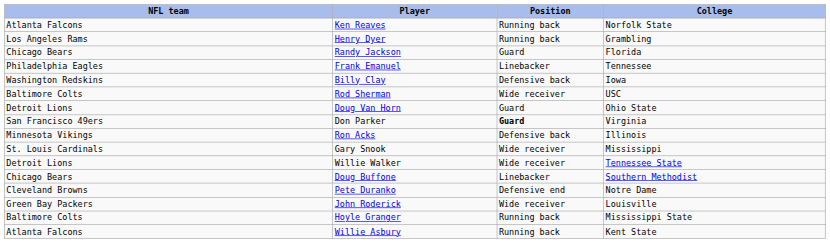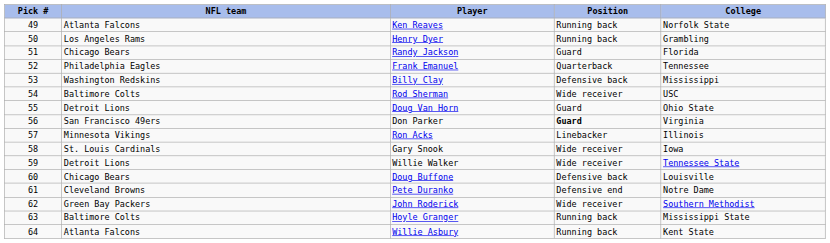+ column: (33, 11)
(524, 66) Linebacker -> (584, 66) Quarterback
(616, 80) Iowa -> (691, 80) Mississippi
(535, 135) Defensive back -> (582, 135) Linebacker
(634, 149) Mississippi -> (673, 149) Iowa
(524, 176) Linebacker -> (592, 176) Defensive back
(651, 176) Southern Methodist -> (689, 176) Louisville
(631, 204) Louisville -> (709, 204) Southern Methodist
